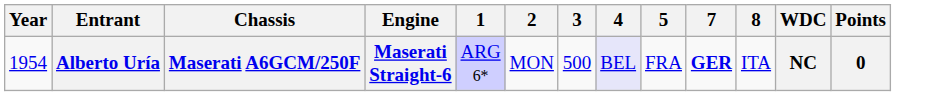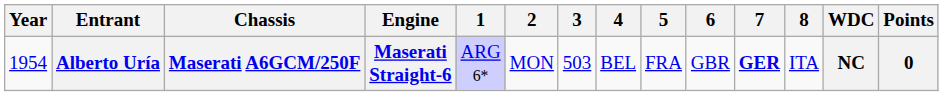+ column: (710, 20)
(577, 63) 500 -> (577, 63) 503
(618, 63) lavender background -> (618, 63) no background
